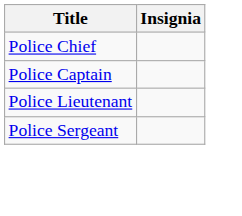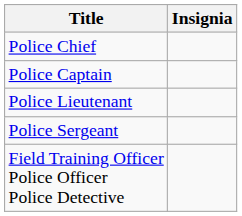+ row: (86, 177)
